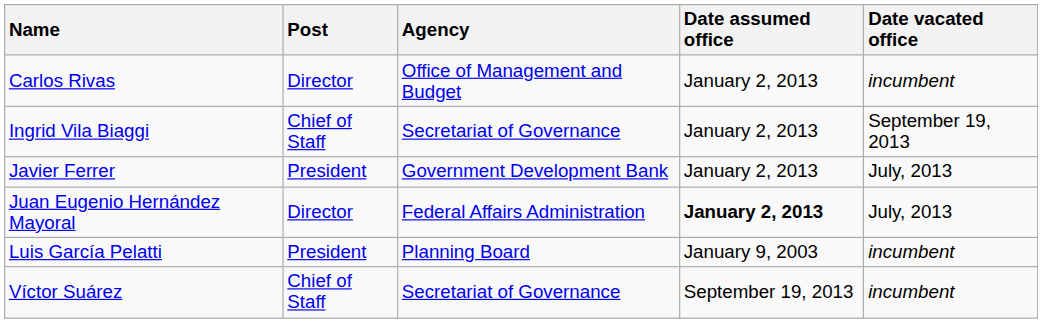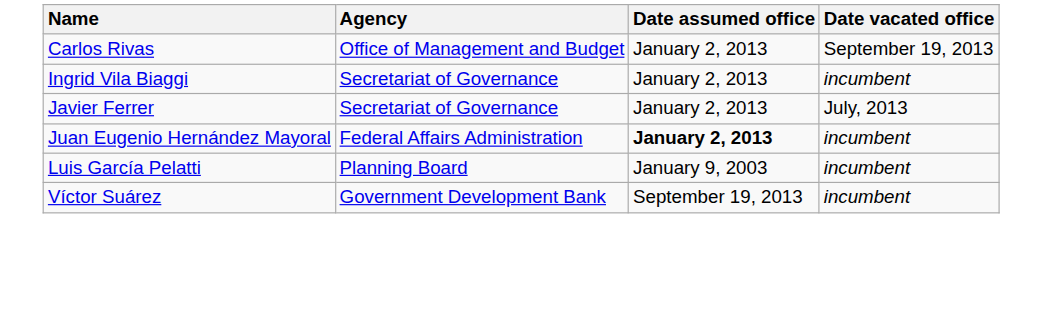- column: (308, 29)
(911, 80) incumbent -> (909, 49) September 19, 2013
(930, 131) September 19, 2013 -> (867, 78) incumbent
(535, 171) Government Development Bank -> (449, 108) Secretariat of Governance
(910, 211) July, 2013 -> (867, 138) incumbent
(511, 292) Secretariat of Governance -> (473, 197) Government Development Bank
